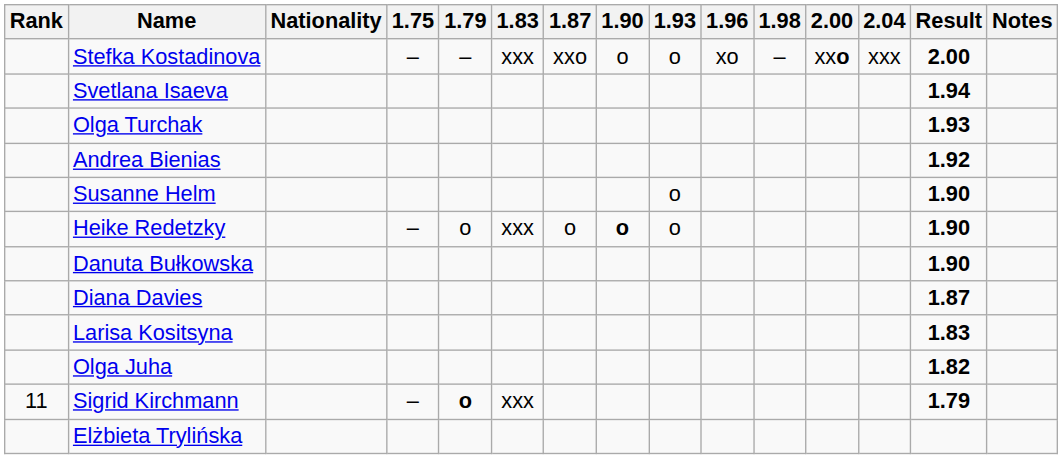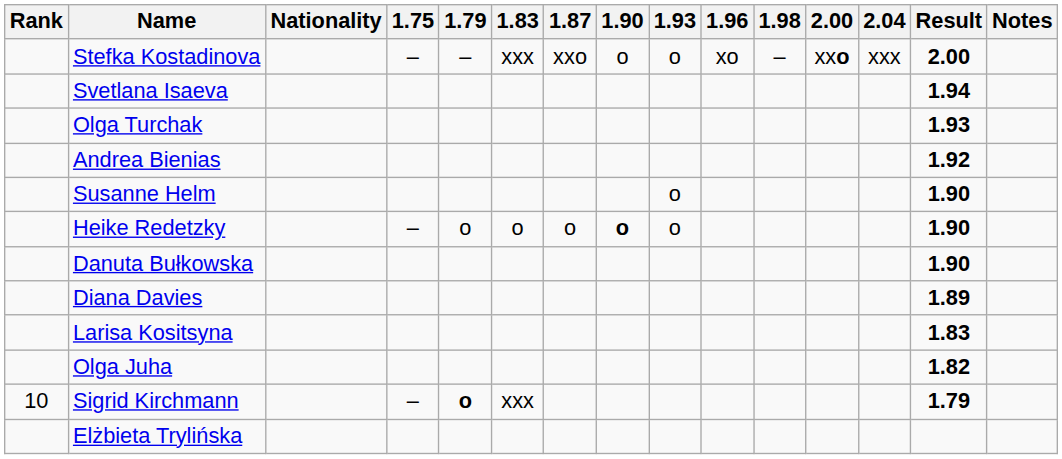(518, 228) xxx -> (518, 228) o
(949, 297) 1.87 -> (949, 297) 1.89
(36, 401) 11 -> (36, 401) 10
